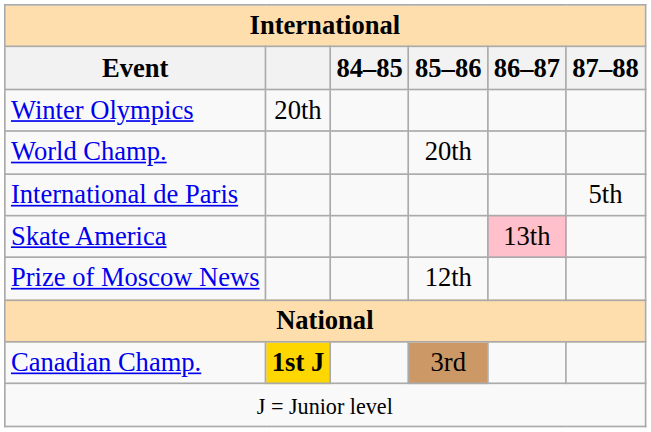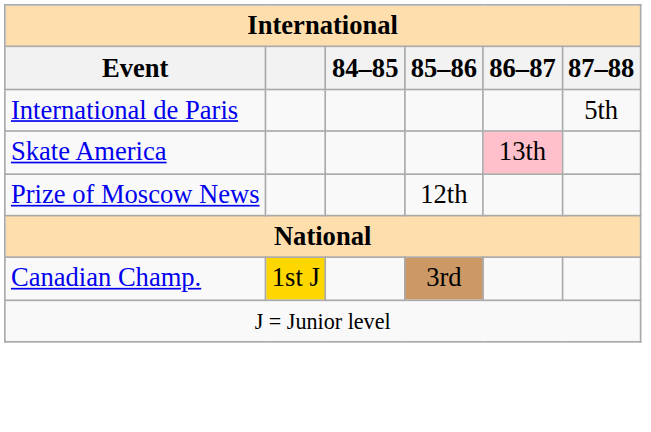- row: (102, 109)
- row: (89, 151)
(298, 362) bold -> (296, 278) normal
